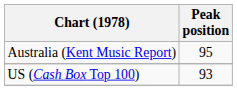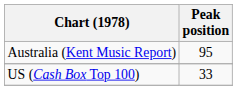(206, 74) 93 -> (206, 74) 33
